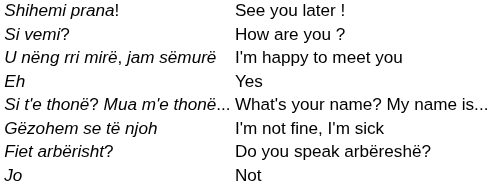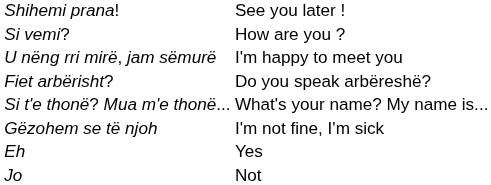rows swapped: (59, 152) <-> (15, 81)
